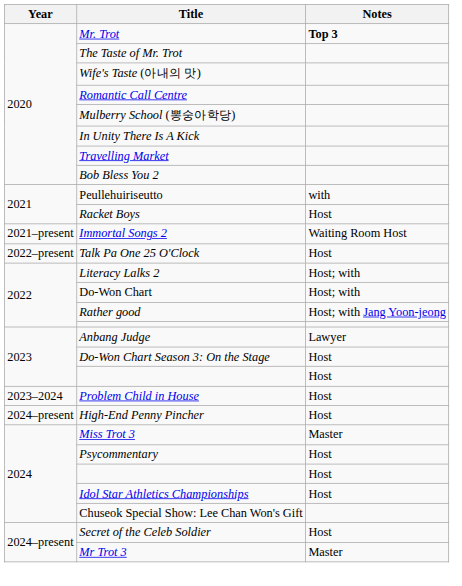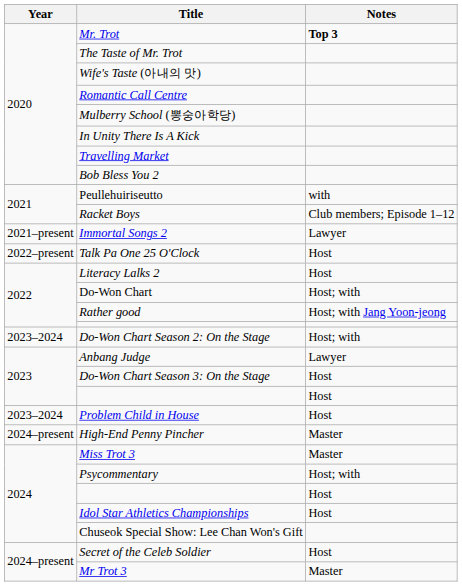(320, 214) Host -> (381, 214) Club members; Episode 1–12
(358, 233) Waiting Room Host -> (327, 233) Lawyer
(334, 272) Host; with -> (320, 272) Host
+ row: (35, 337)
(320, 415) Host -> (325, 434) Master
(320, 454) Host -> (334, 473) Host; with
